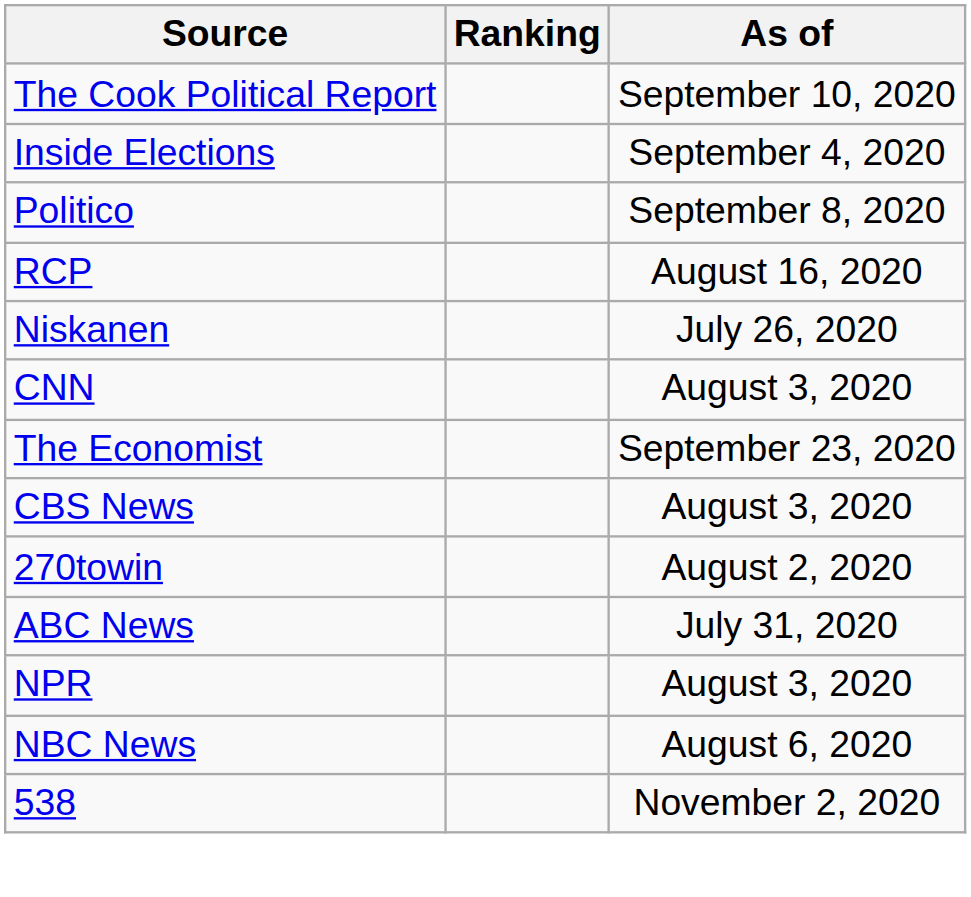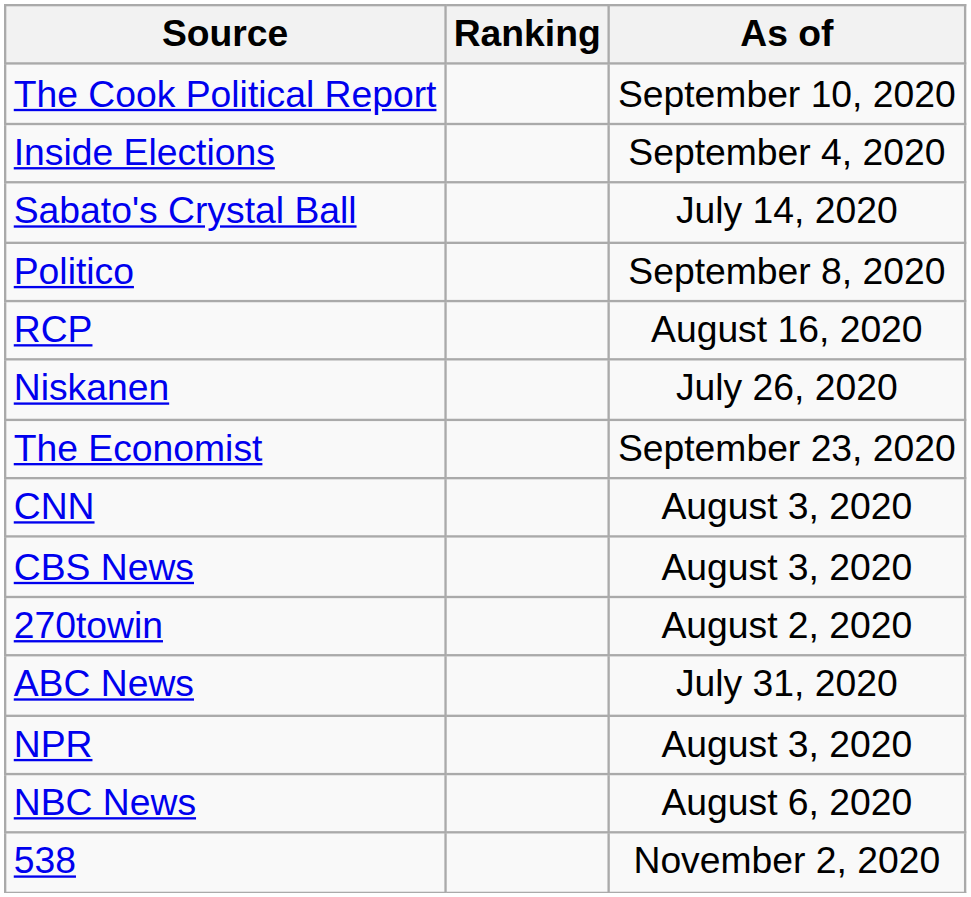+ row: (185, 211)
rows swapped: (54, 388) <-> (138, 447)
